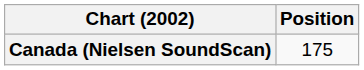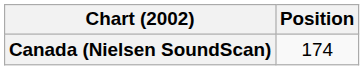(317, 49) 175 -> (317, 49) 174
